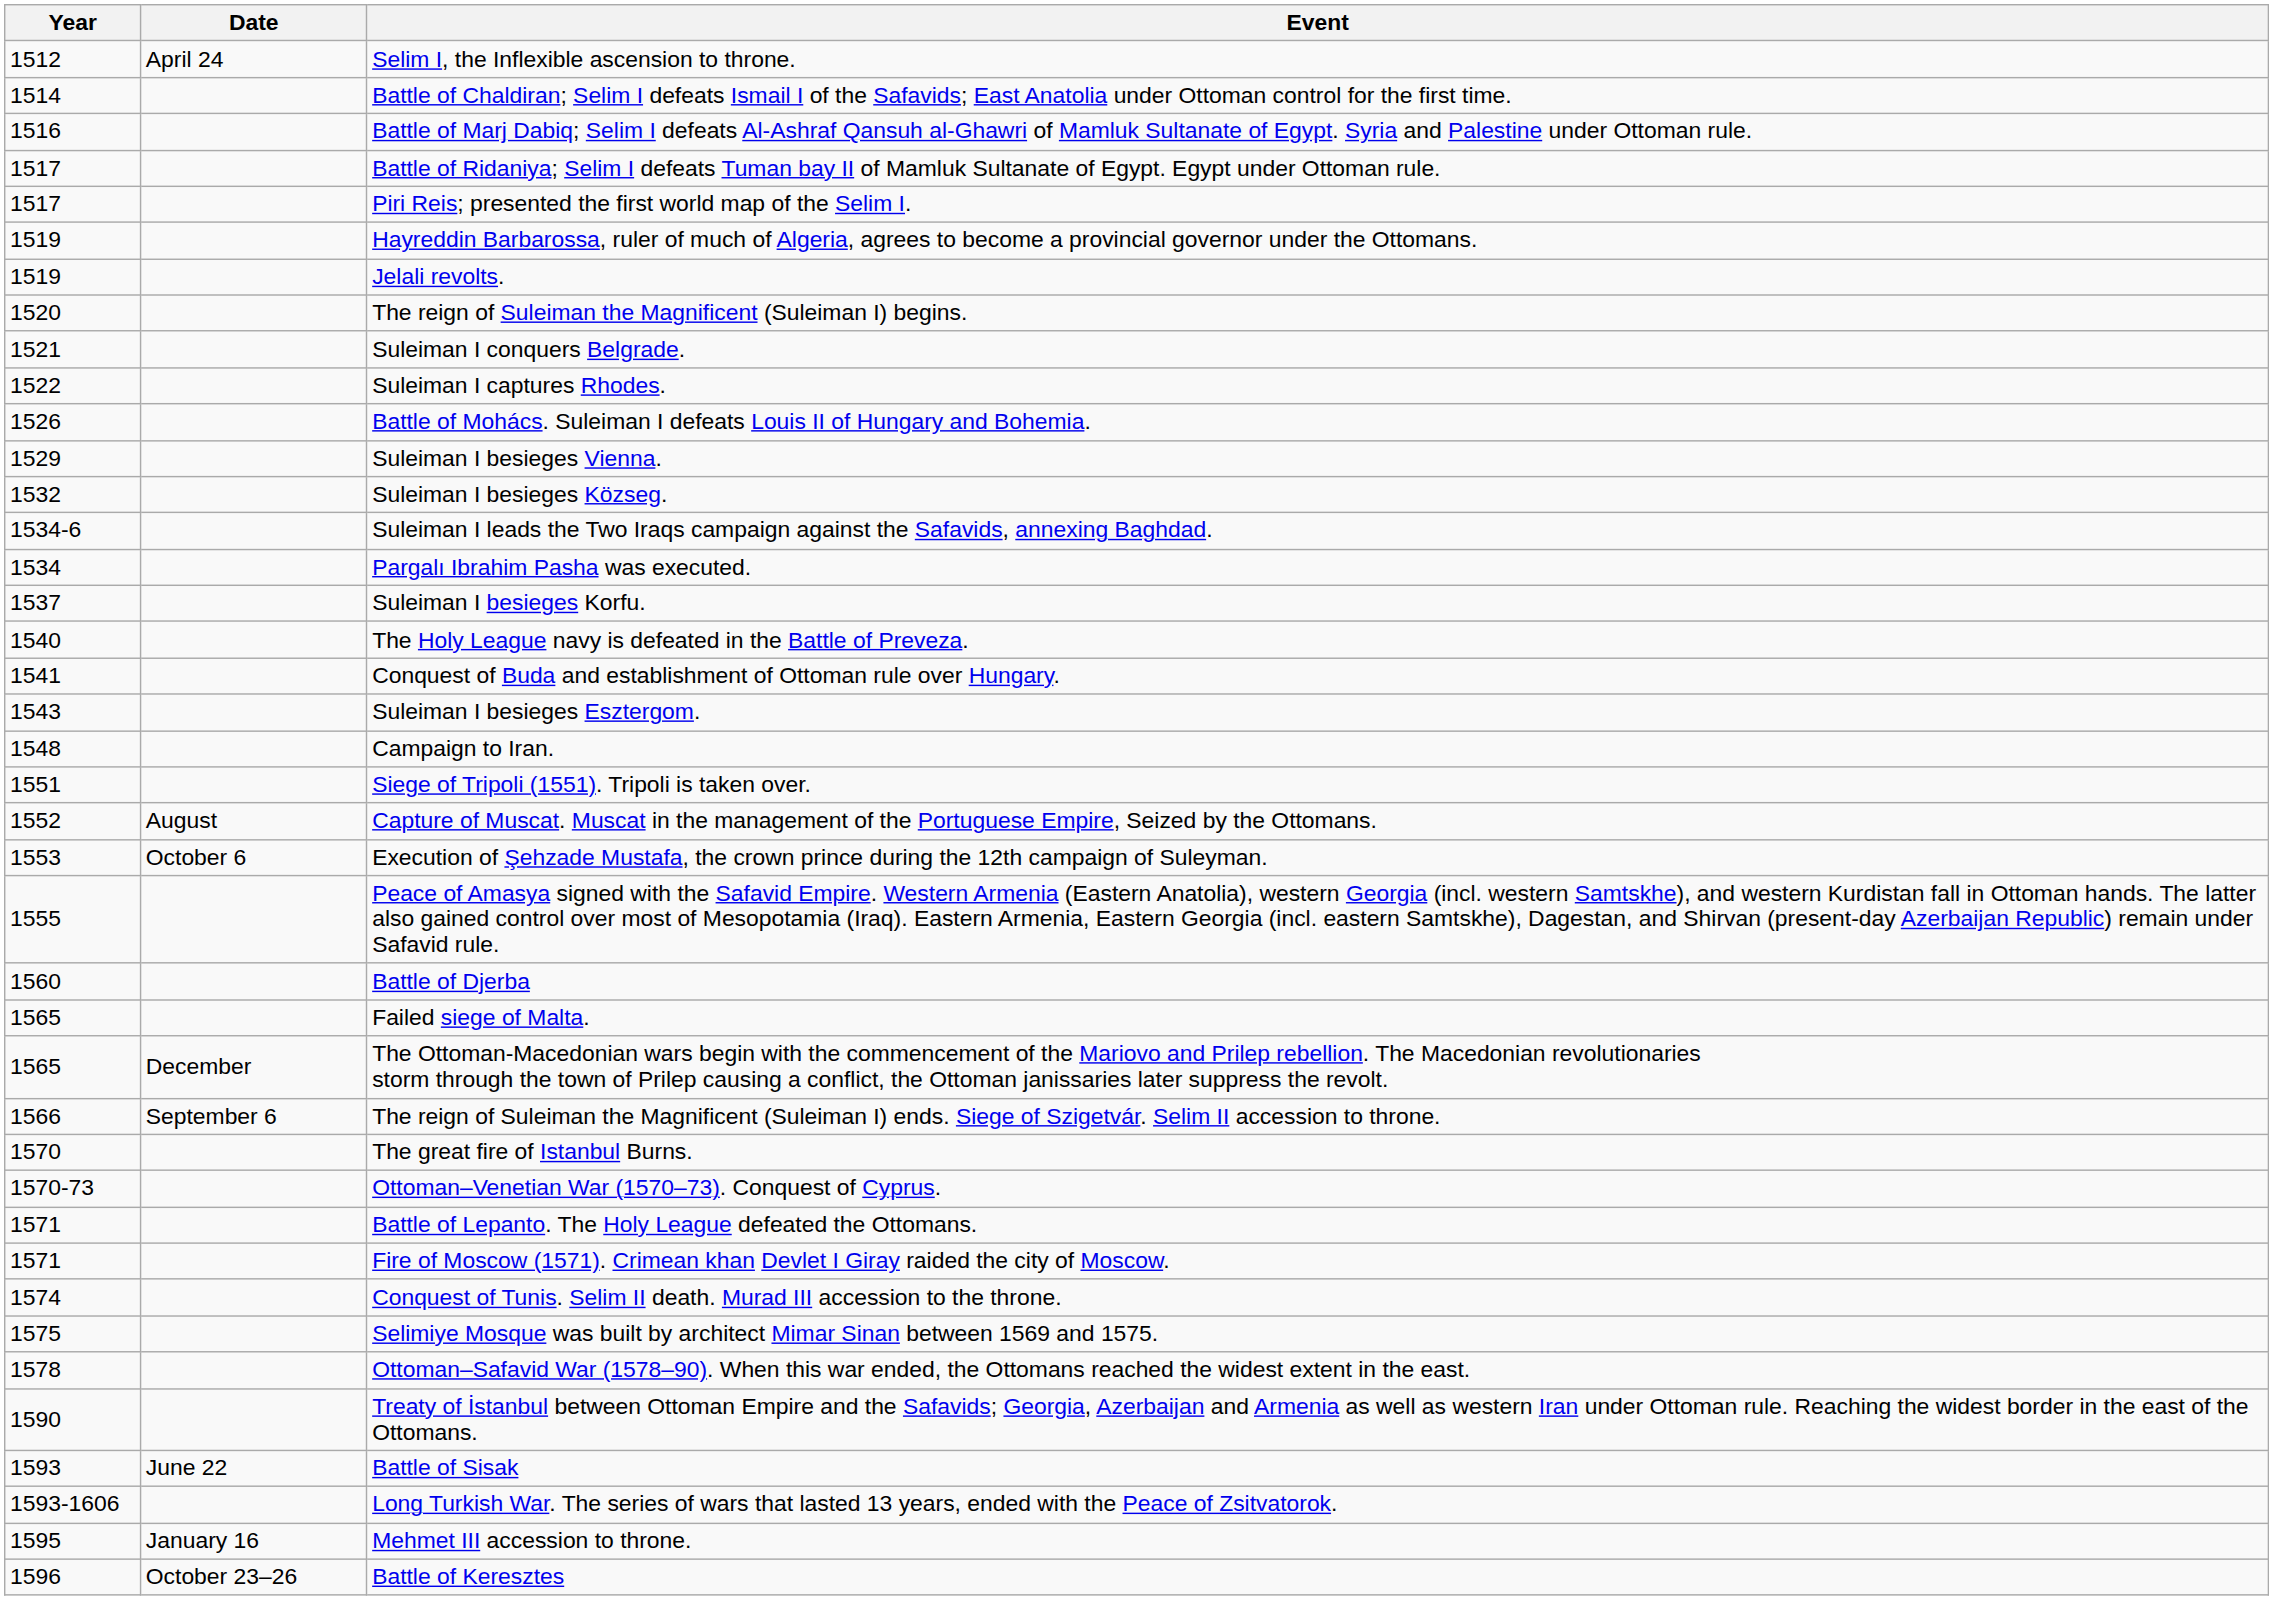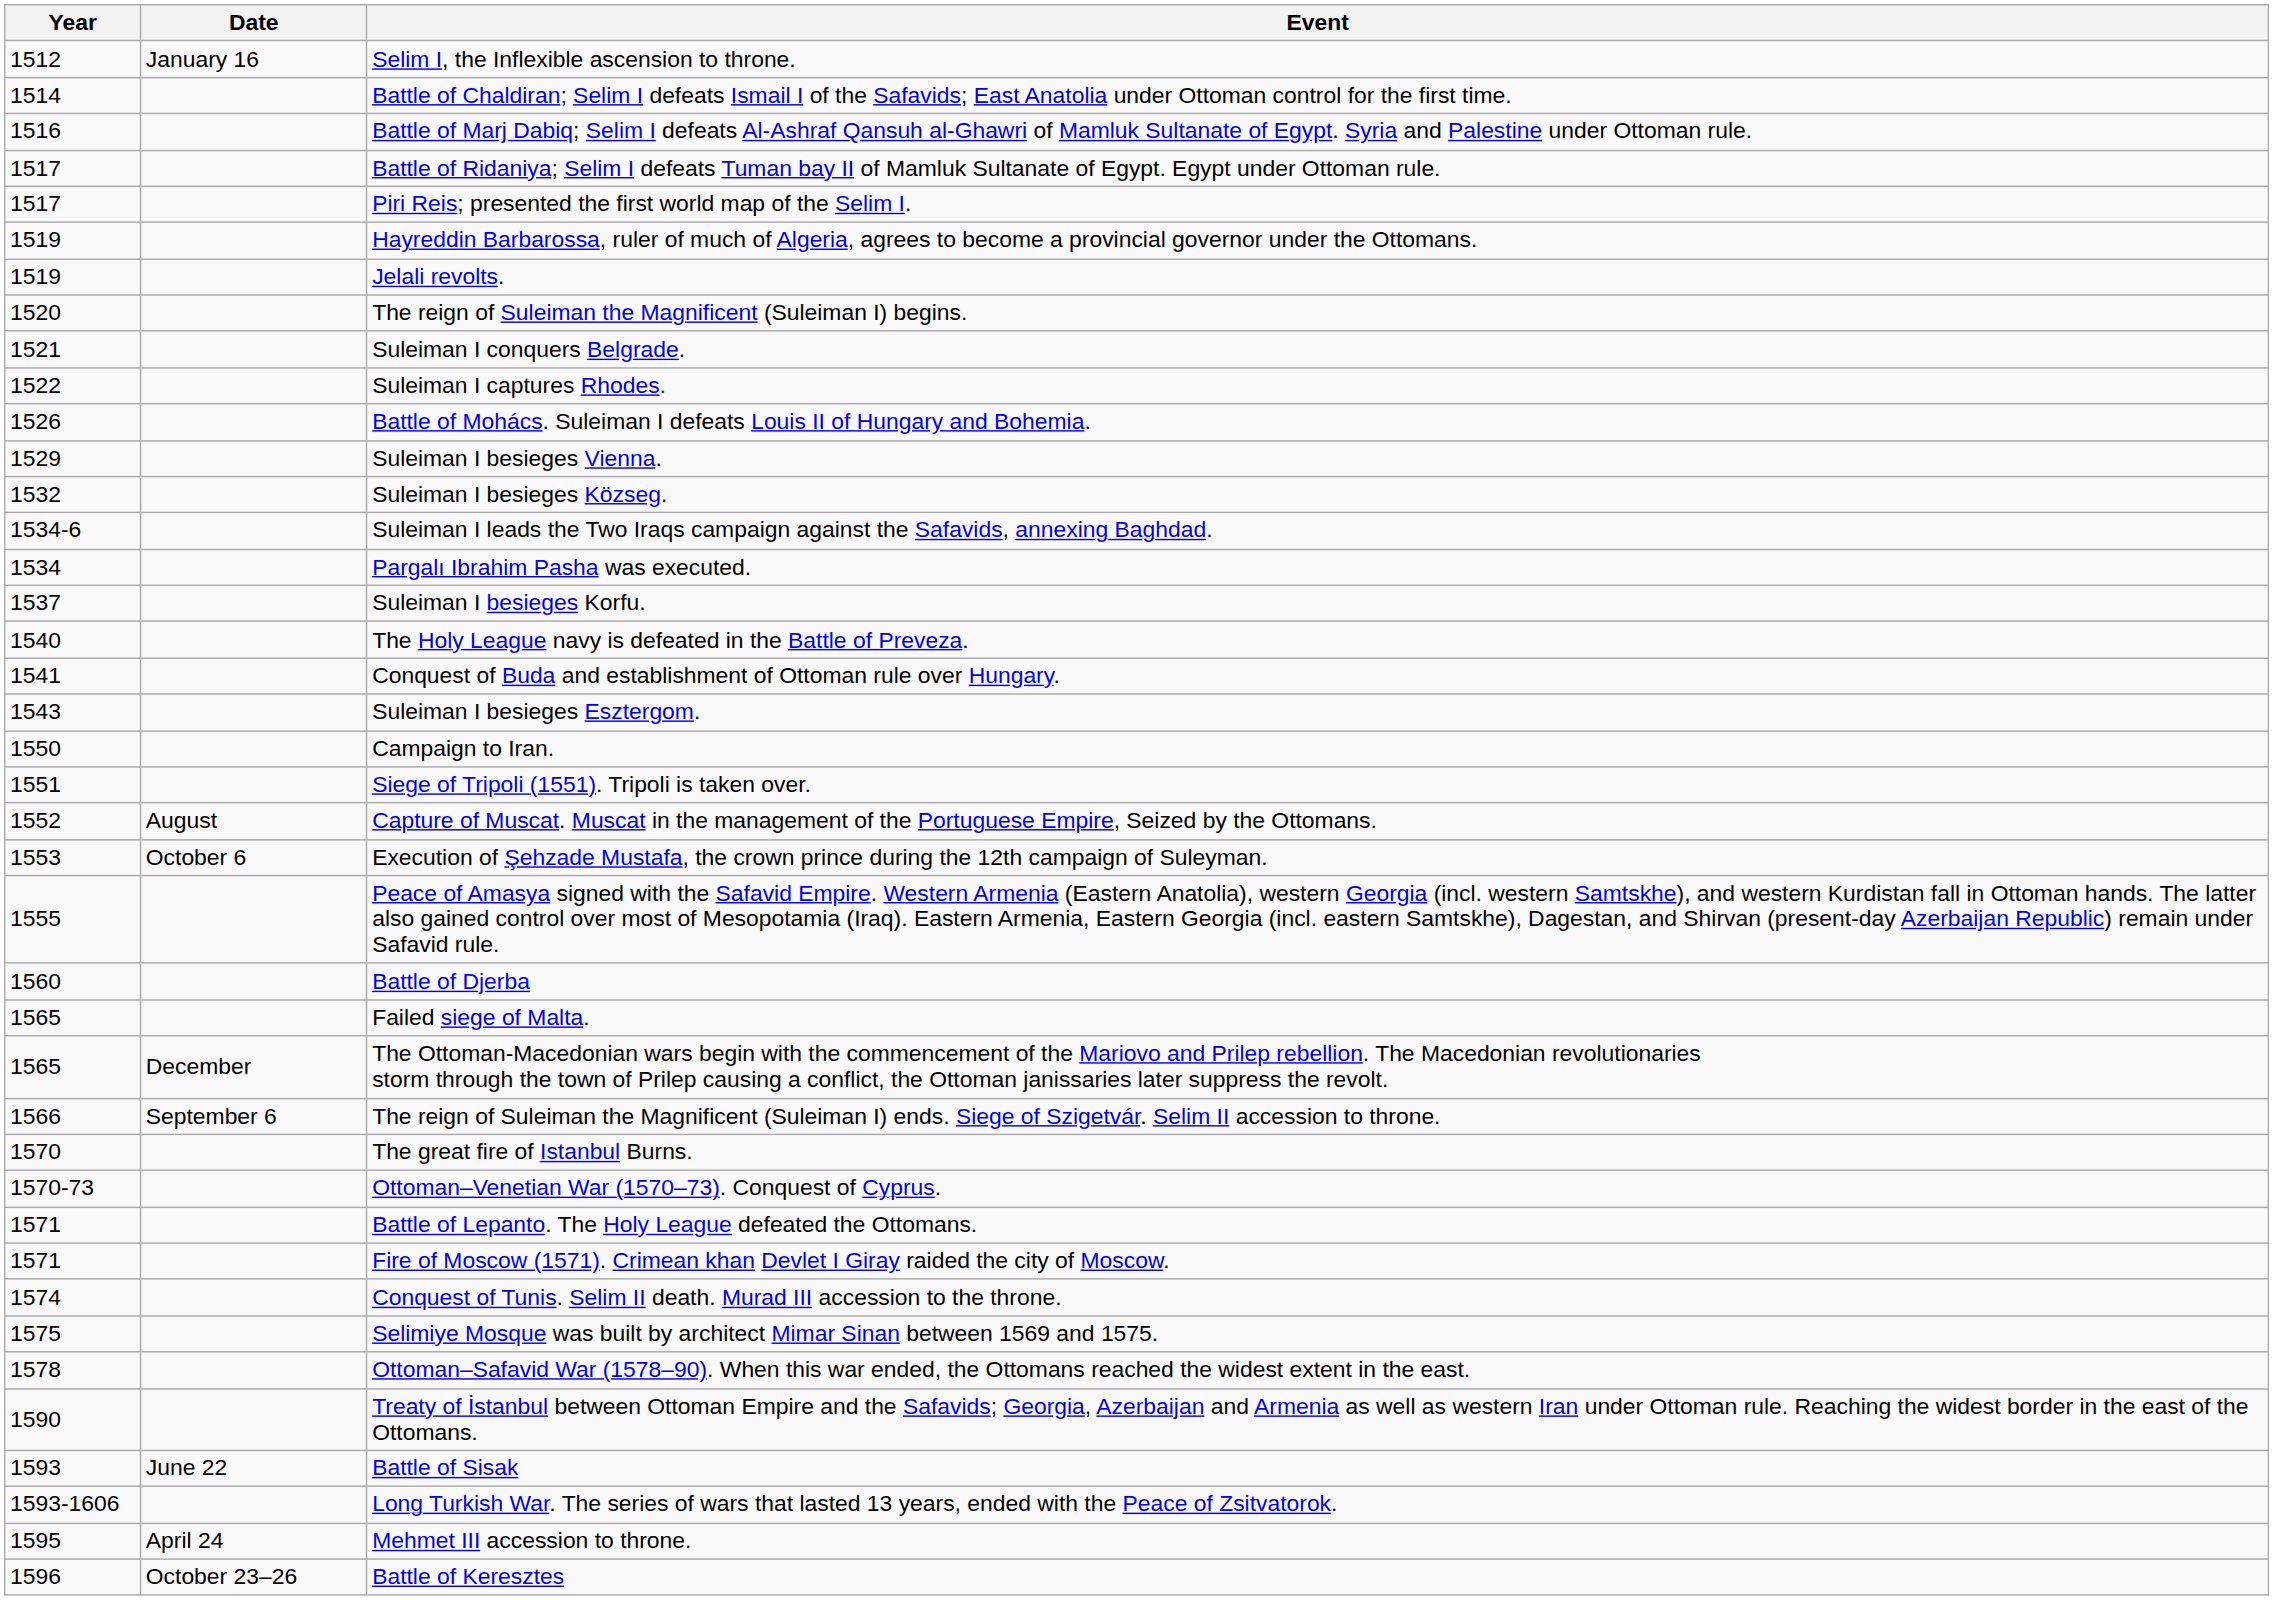(185, 58) April 24 -> (202, 58) January 16
(35, 748) 1548 -> (35, 748) 1550
(202, 1540) January 16 -> (185, 1540) April 24
